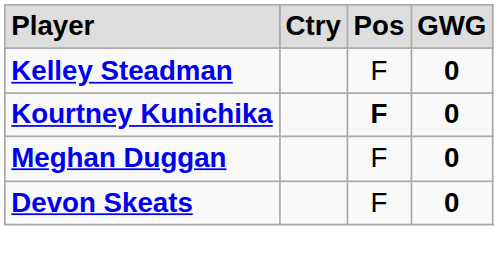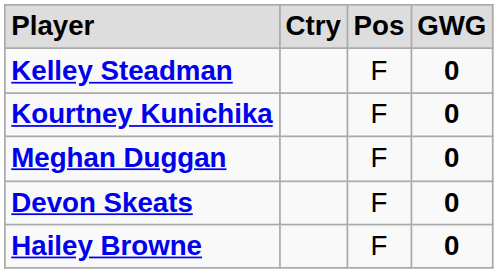(379, 114) bold -> (379, 114) normal
+ row: (107, 245)
